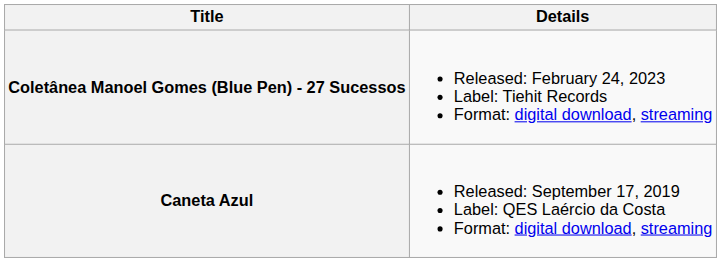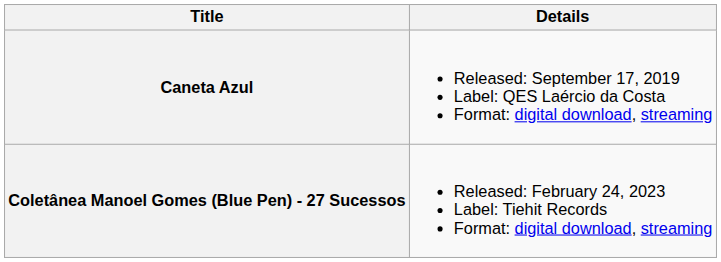rows swapped: (207, 200) <-> (207, 87)
